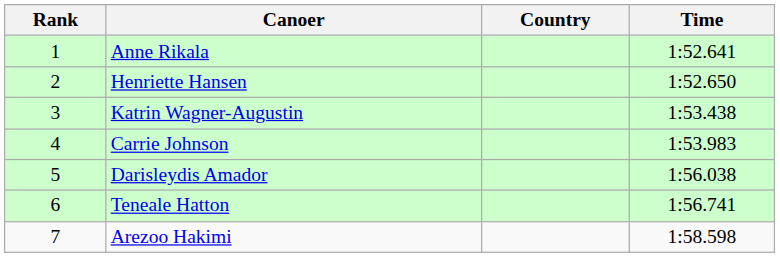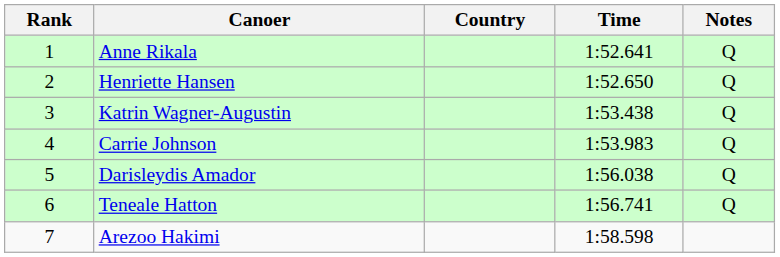+ column: (729, 19)
